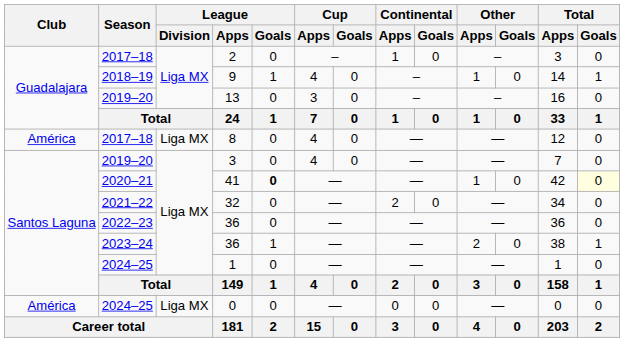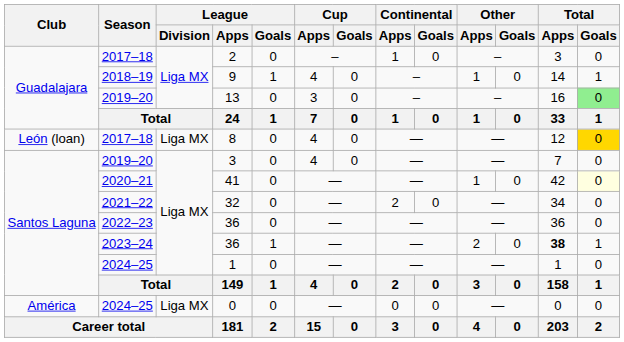(598, 98) no background -> (598, 98) lightgreen background
(52, 139) América -> (52, 139) León (loan)
(598, 139) no background -> (598, 139) gold background
(273, 181) bold -> (273, 181) normal
(558, 243) normal -> (558, 243) bold
